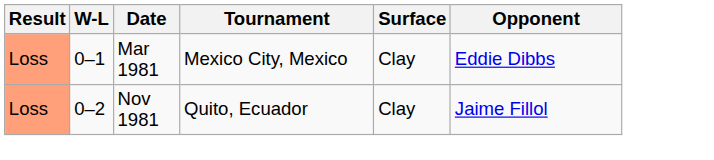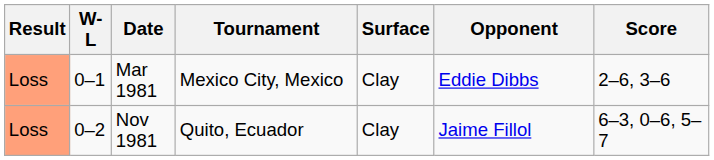+ column: (651, 29)
